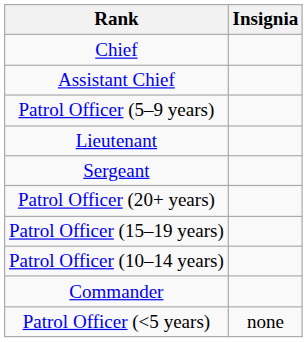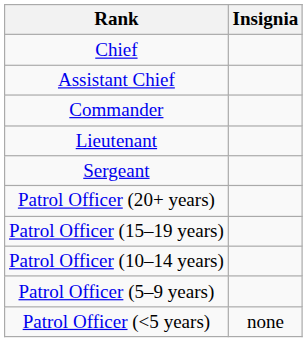rows swapped: (116, 291) <-> (116, 110)
